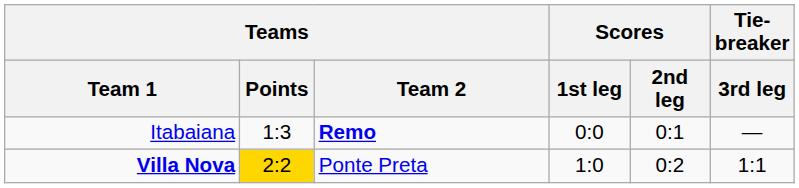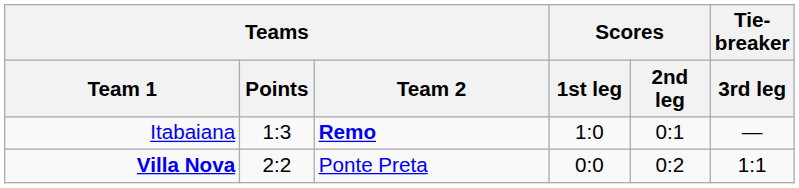(589, 132) 0:0 -> (589, 132) 1:0
(277, 165) gold background -> (277, 165) no background
(589, 165) 1:0 -> (589, 165) 0:0
